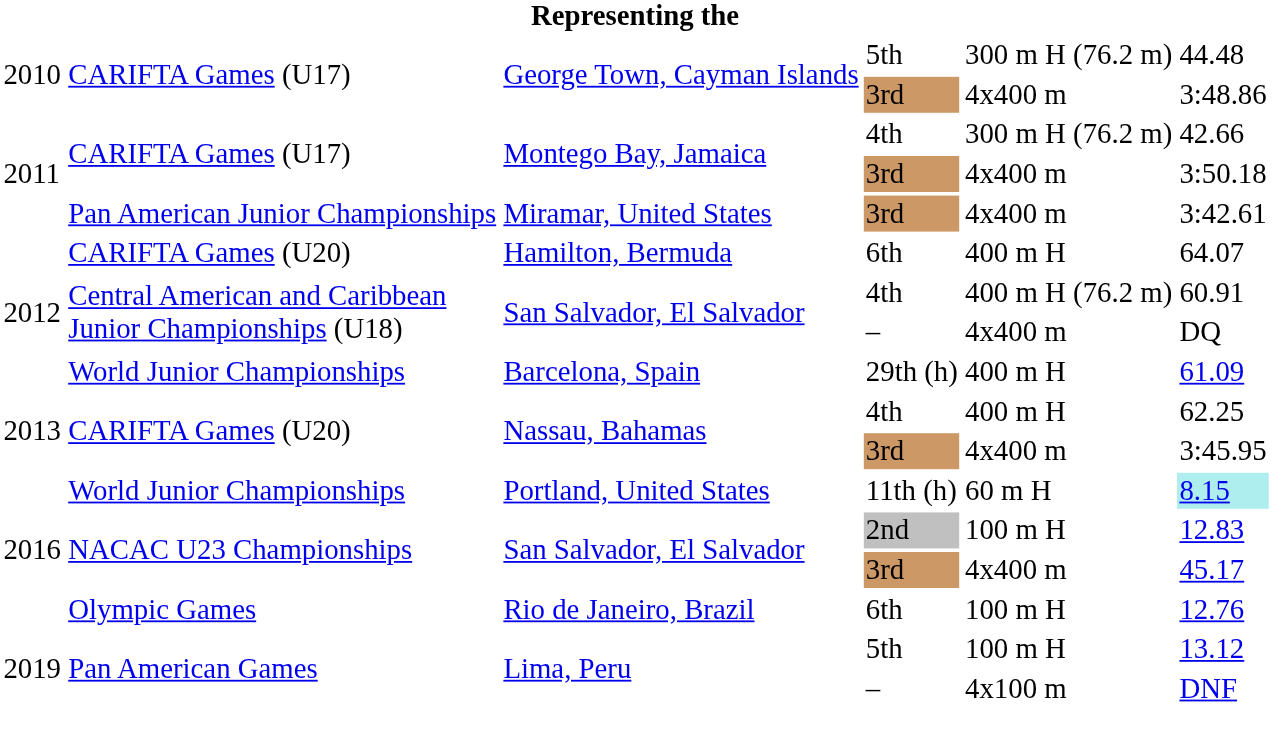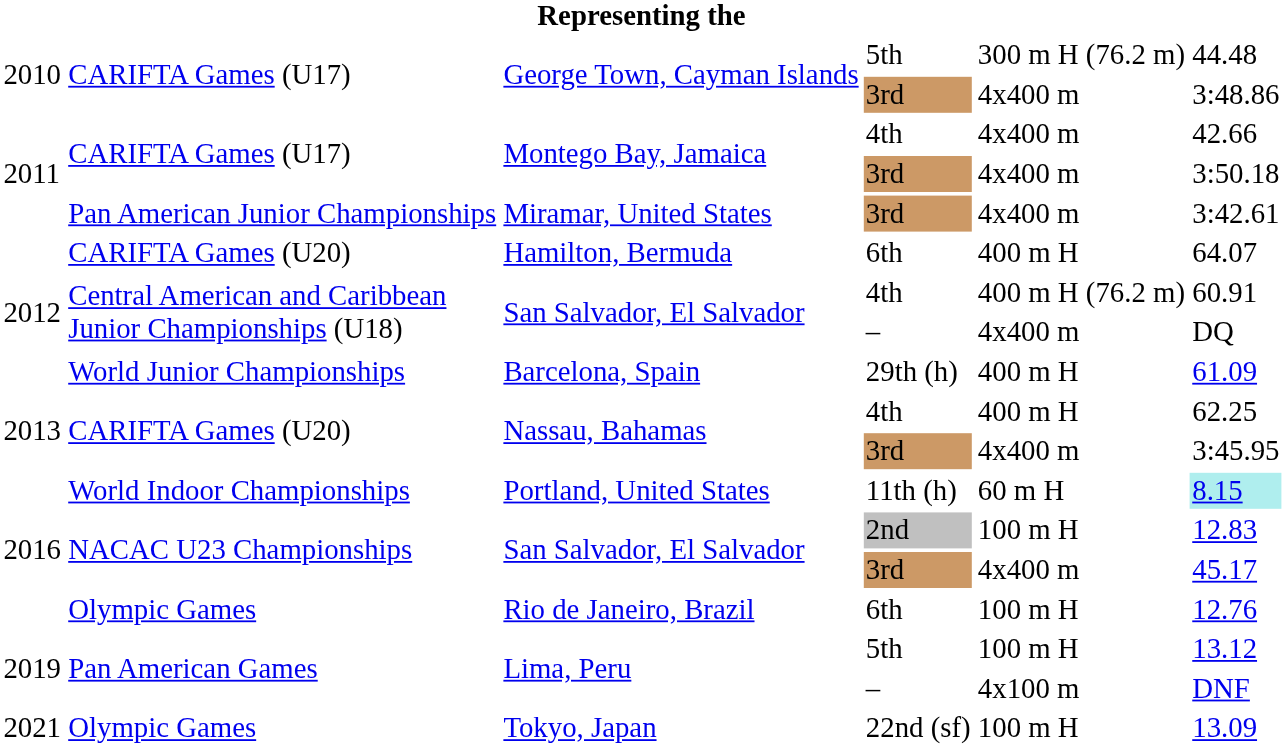(1069, 134) 300 m H (76.2 m) -> (1029, 134) 4x400 m
(237, 490) World Junior Championships -> (239, 490) World Indoor Championships
+ row: (580, 727)
